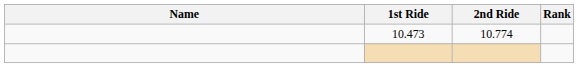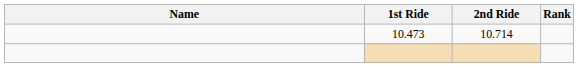(496, 34) 10.774 -> (496, 34) 10.714
